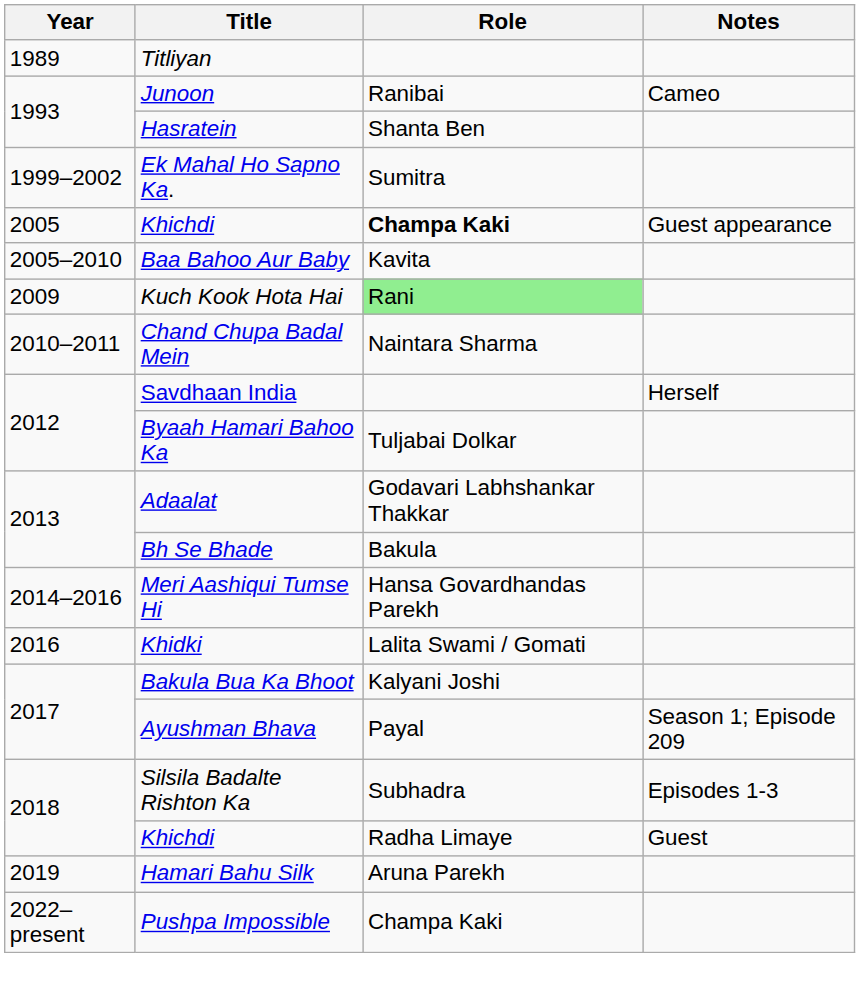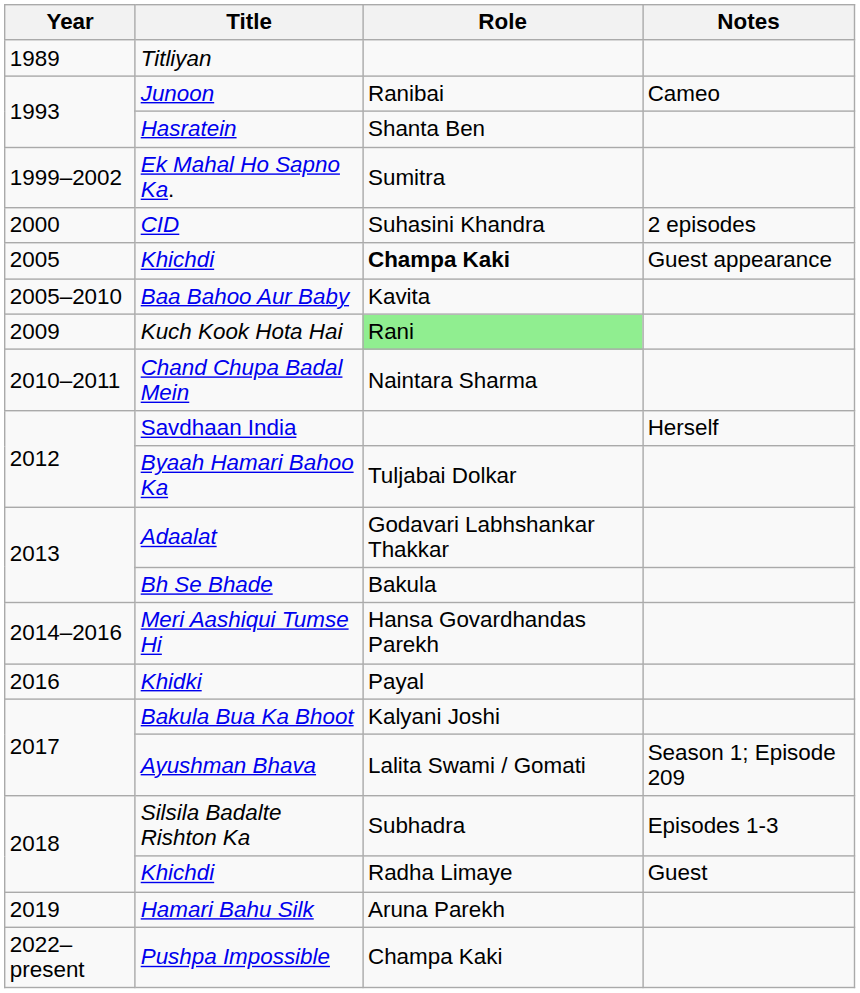+ row: (35, 225)
(477, 645) Lalita Swami / Gomati -> (396, 681) Payal
(396, 729) Payal -> (477, 764) Lalita Swami / Gomati
